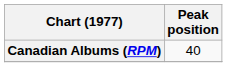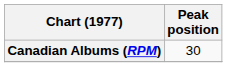(193, 51) 40 -> (193, 51) 30
